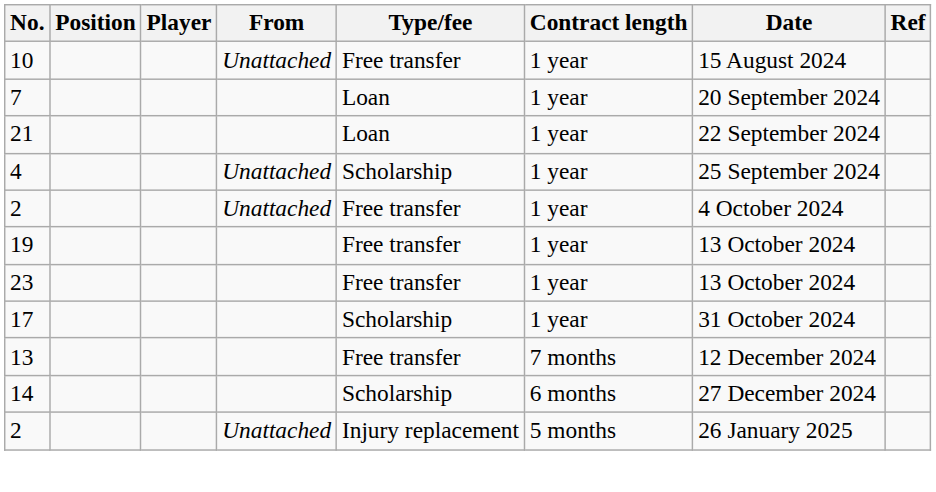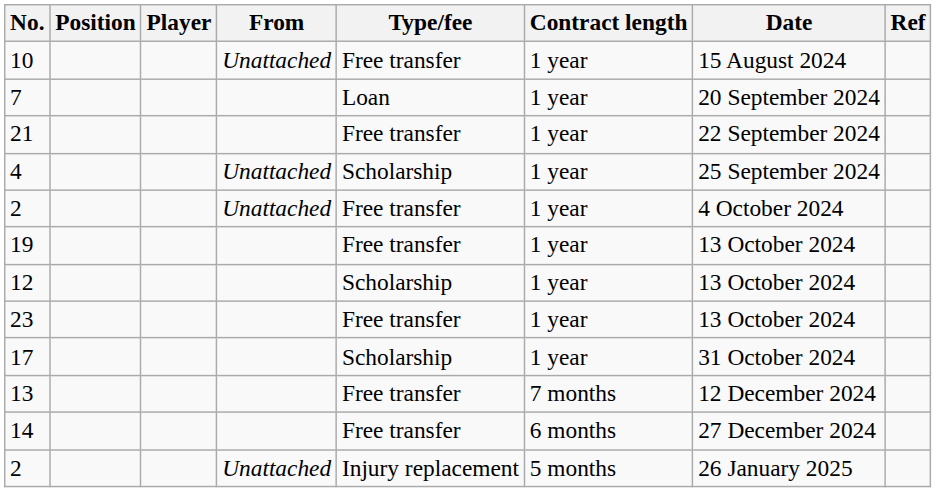(366, 134) Loan -> (401, 134) Free transfer
+ row: (22, 282)
(397, 393) Scholarship -> (401, 430) Free transfer
